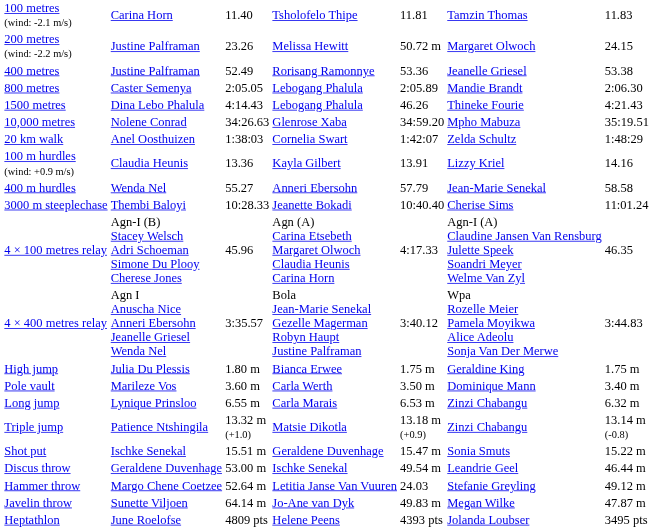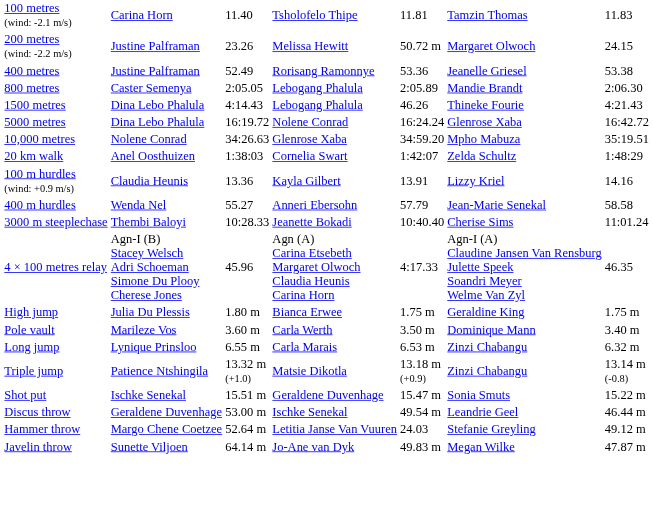+ row: (35, 122)
- row: (56, 323)
- row: (32, 520)
